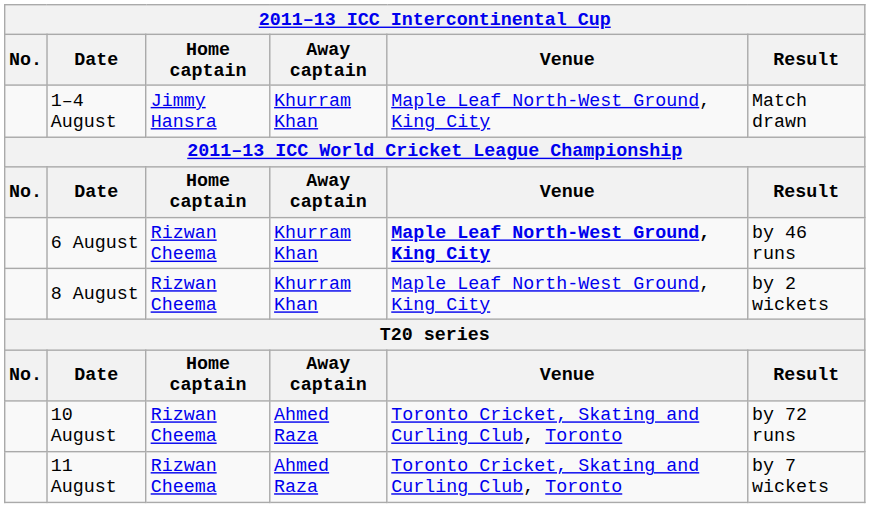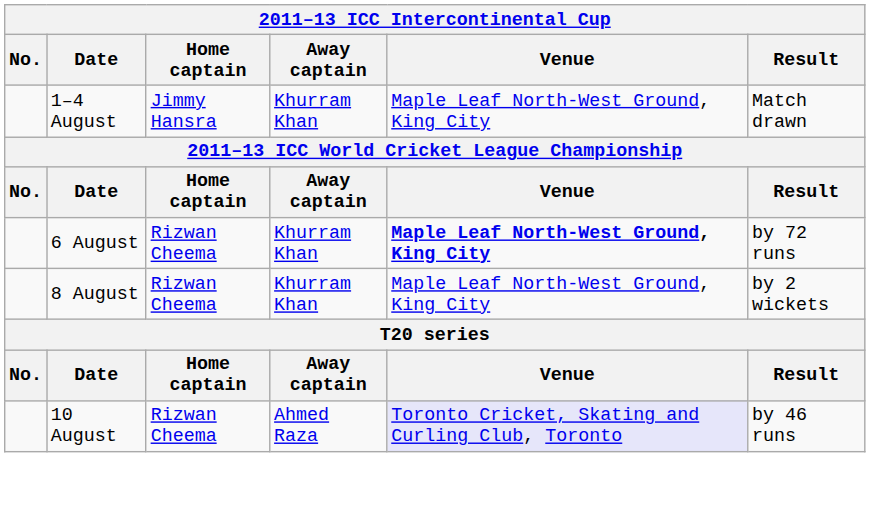(779, 243) by 46 runs -> (779, 243) by 72 runs
(545, 426) no background -> (545, 426) lavender background
(779, 426) by 72 runs -> (779, 426) by 46 runs
- row: (84, 477)
